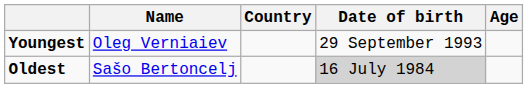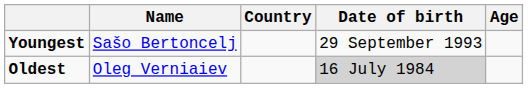(160, 44) Oleg Verniaiev -> (165, 44) Sašo Bertoncelj
(165, 70) Sašo Bertoncelj -> (160, 70) Oleg Verniaiev
